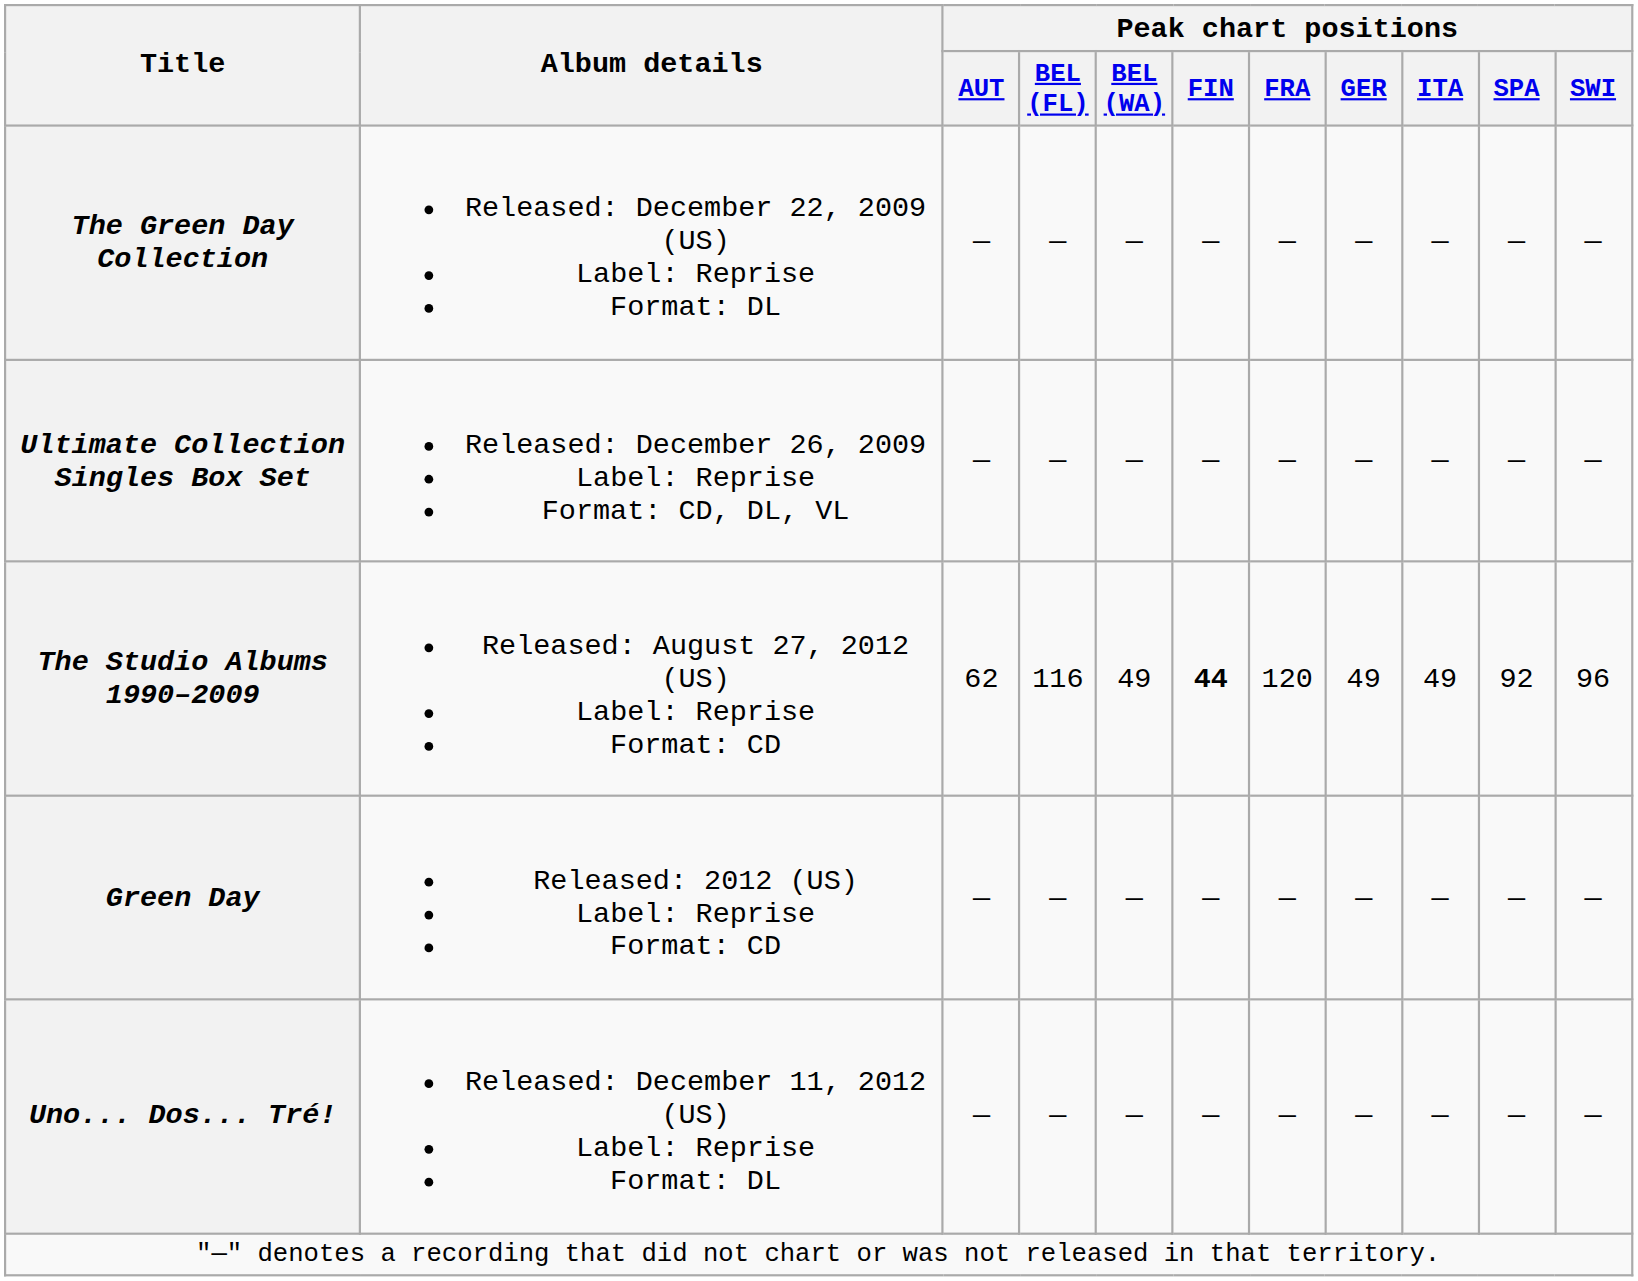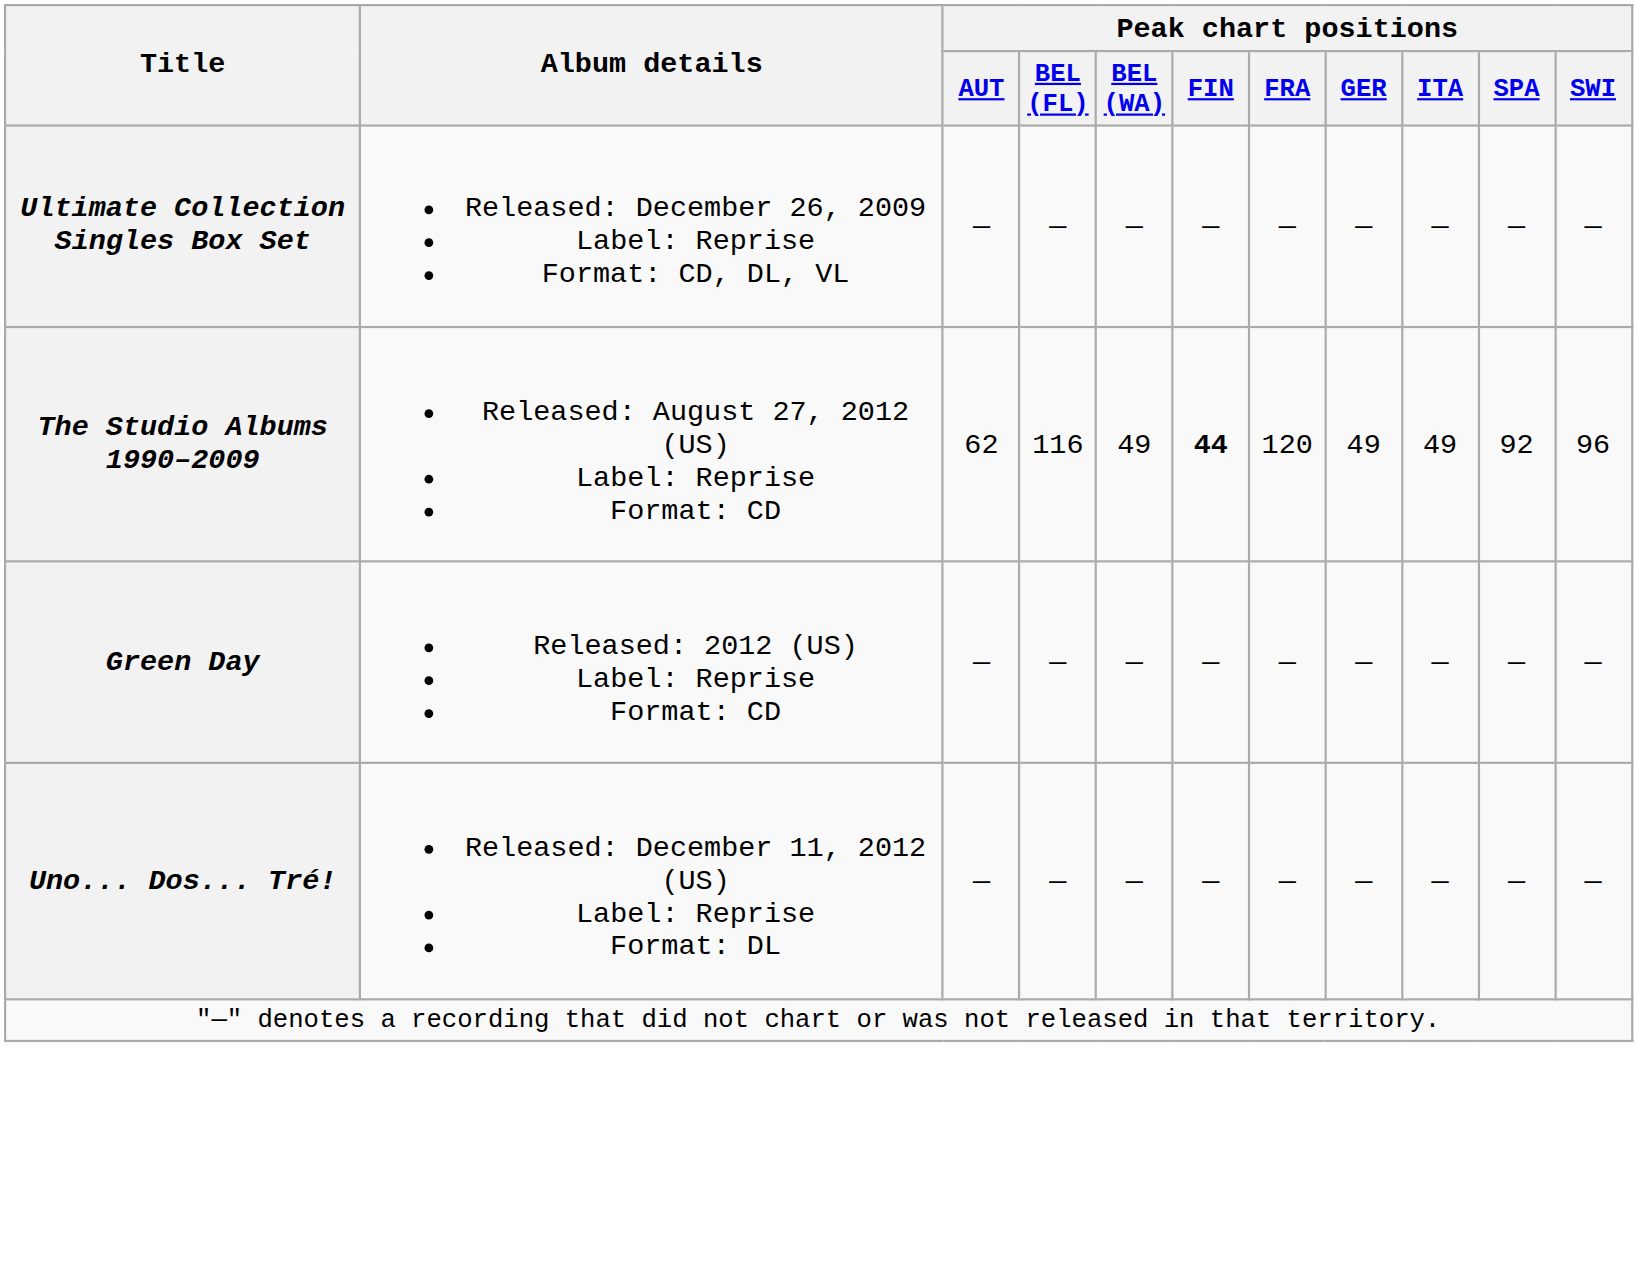- row: (183, 243)
